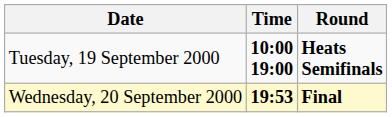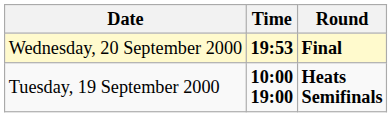rows swapped: (114, 58) <-> (125, 97)
